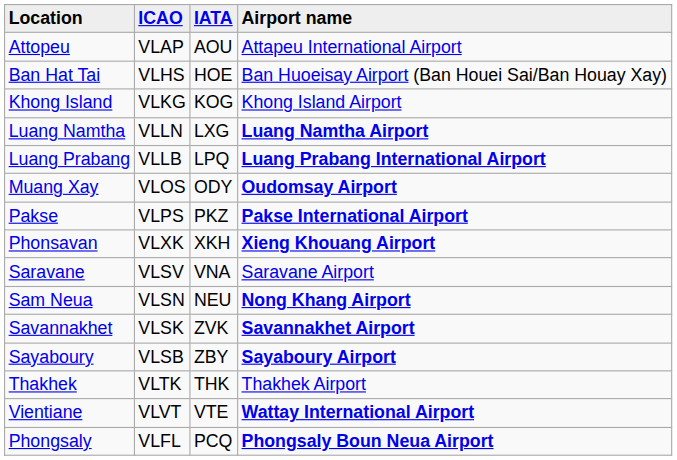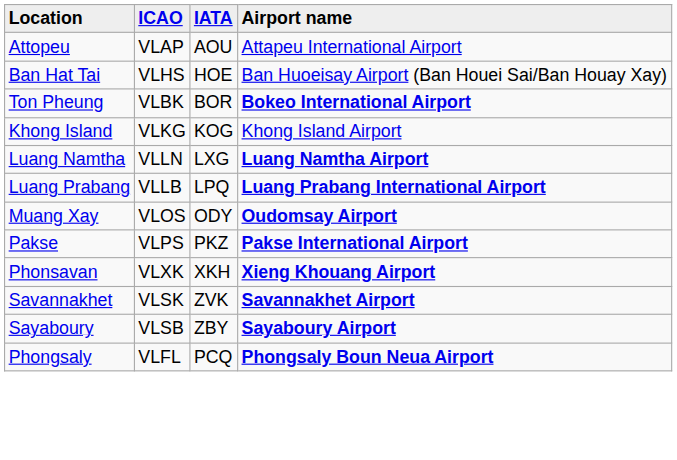+ row: (56, 103)
- row: (47, 272)
- row: (51, 300)
- row: (43, 384)
- row: (46, 412)
